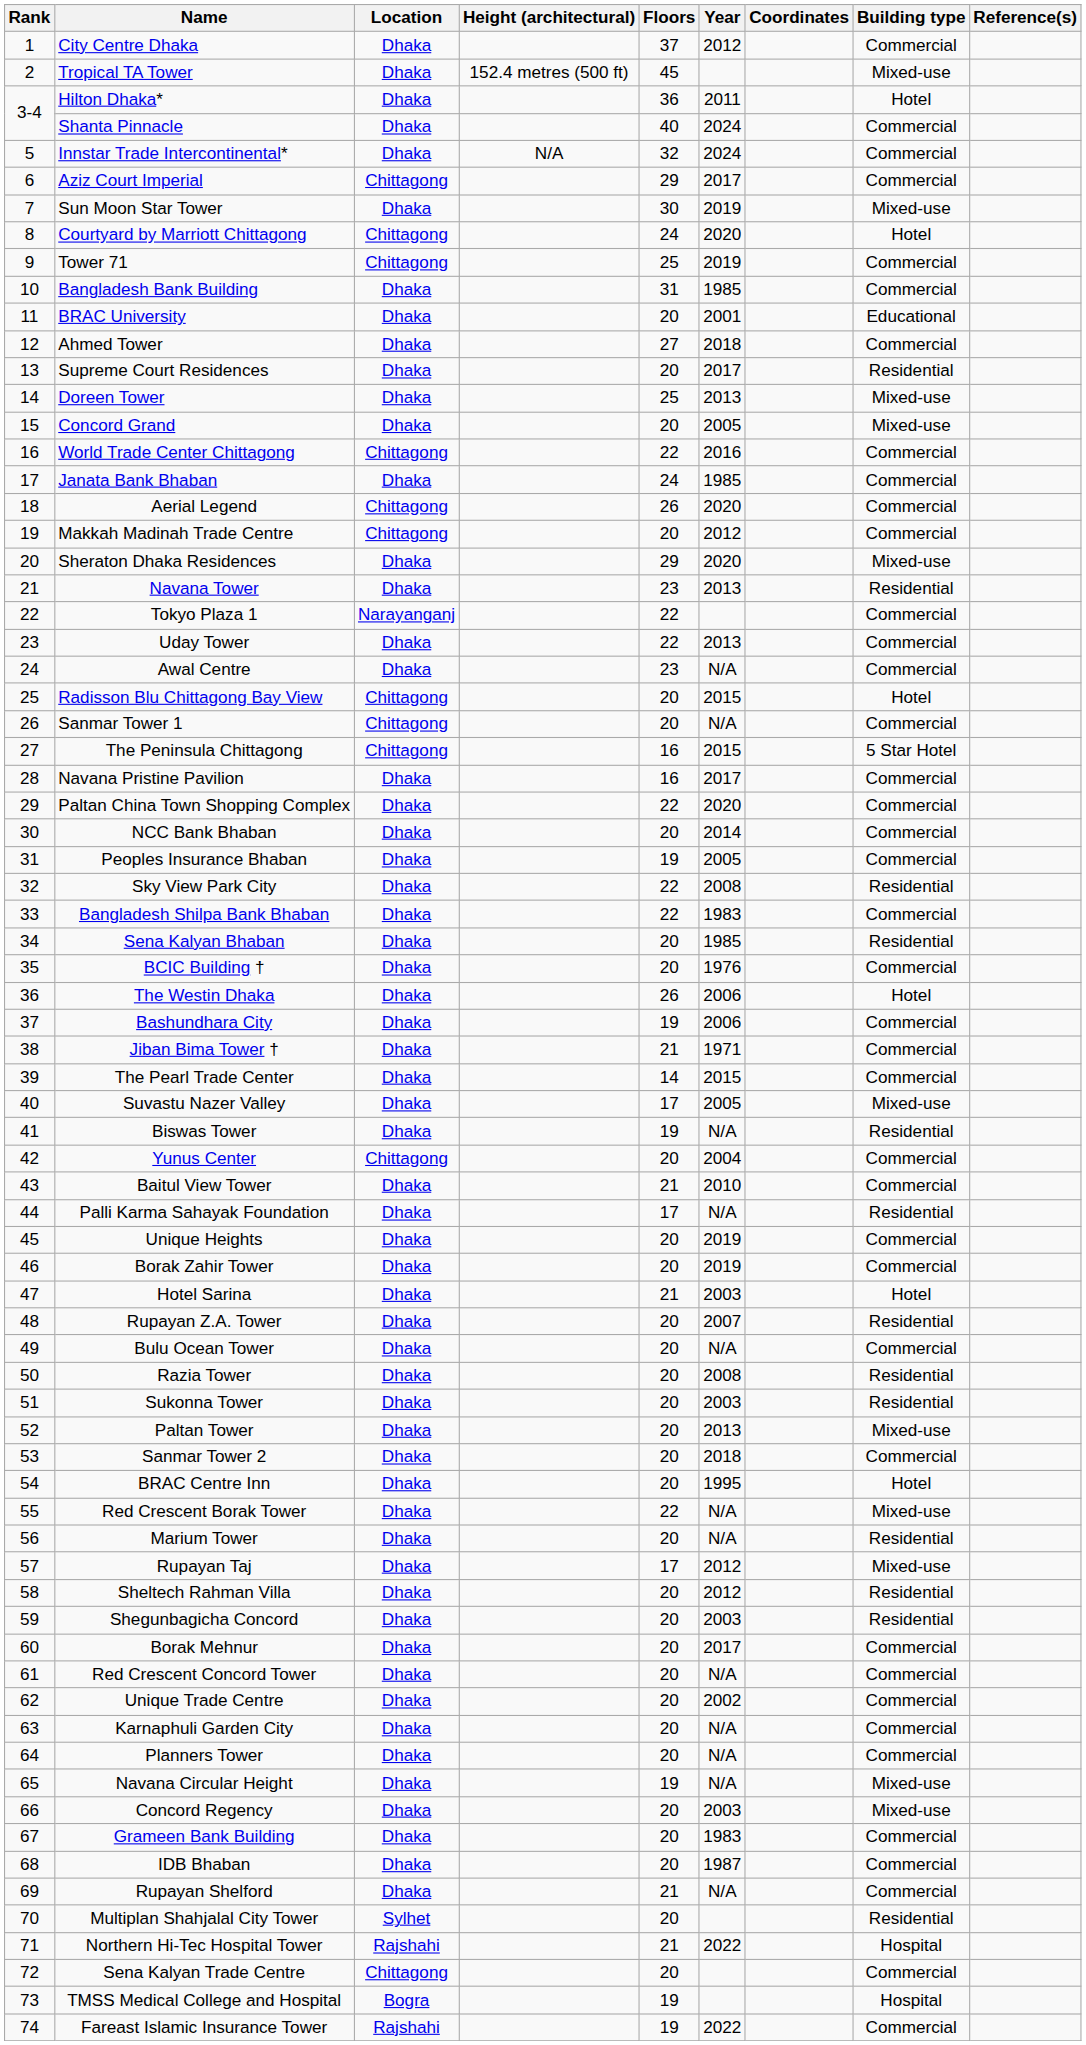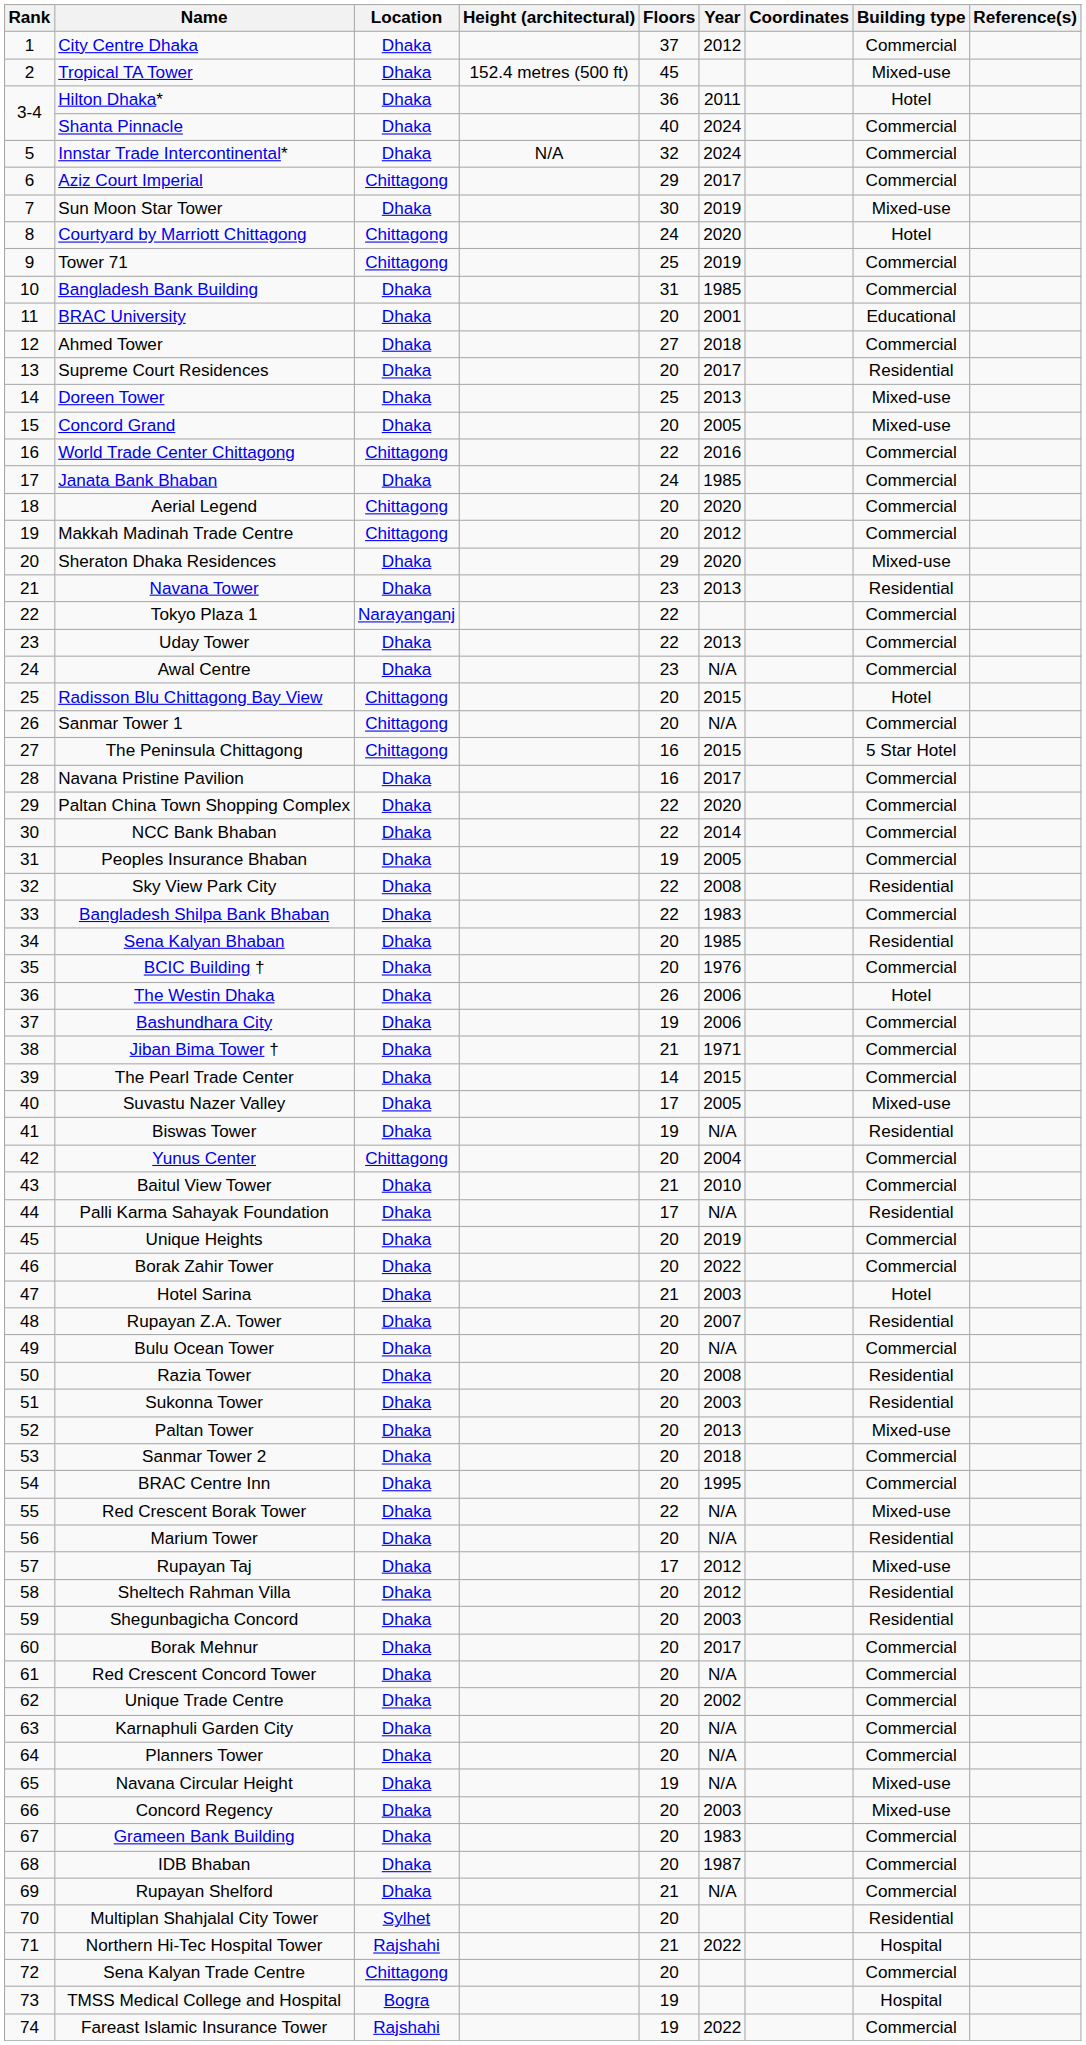(669, 506) 26 -> (669, 506) 20
(669, 832) 20 -> (669, 832) 22
(722, 1267) 2019 -> (722, 1267) 2022
(911, 1484) Hotel -> (911, 1484) Commercial
